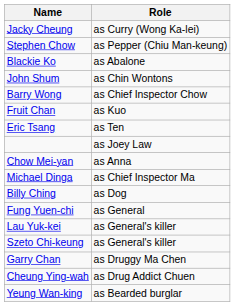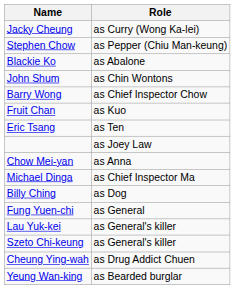- row: (34, 260)
